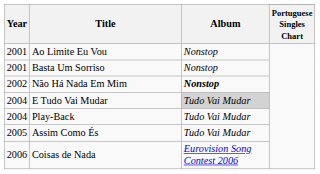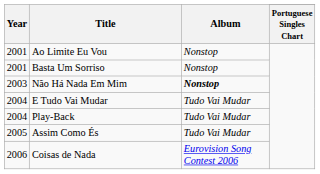(17, 84) 2002 -> (17, 84) 2003
(217, 100) lightgrey background -> (217, 100) no background
